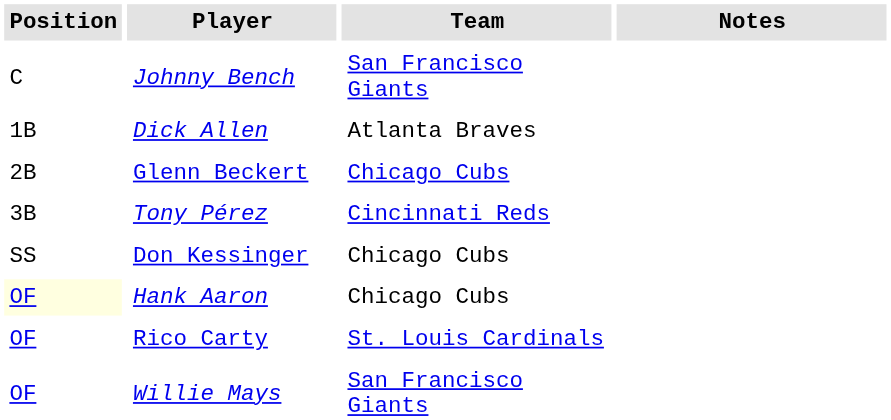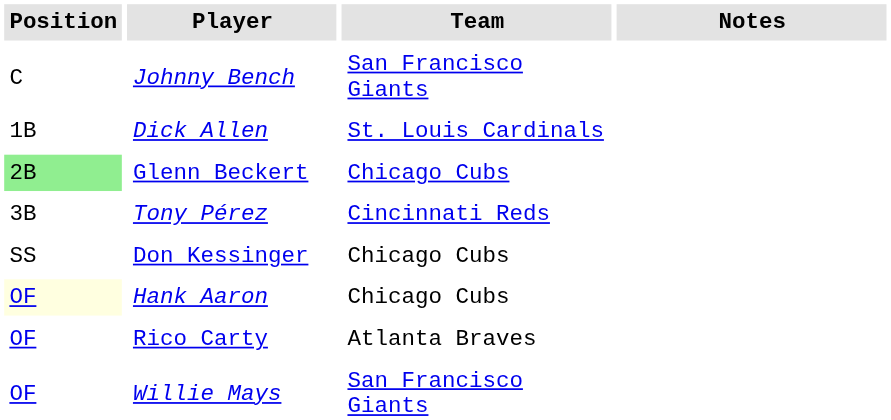(442, 131) Atlanta Braves -> (476, 131) St. Louis Cardinals
(23, 173) no background -> (23, 173) lightgreen background
(476, 339) St. Louis Cardinals -> (442, 339) Atlanta Braves
